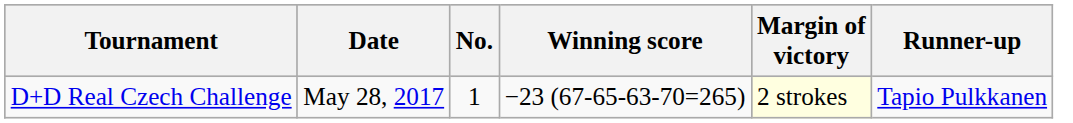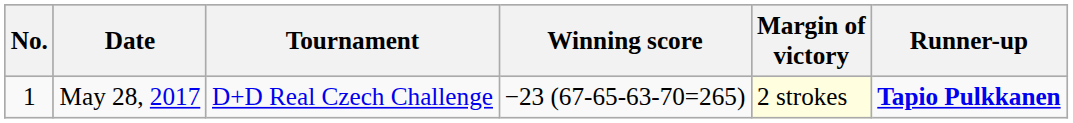columns swapped: (474, 40) <-> (151, 40)
(962, 96) normal -> (969, 96) bold
